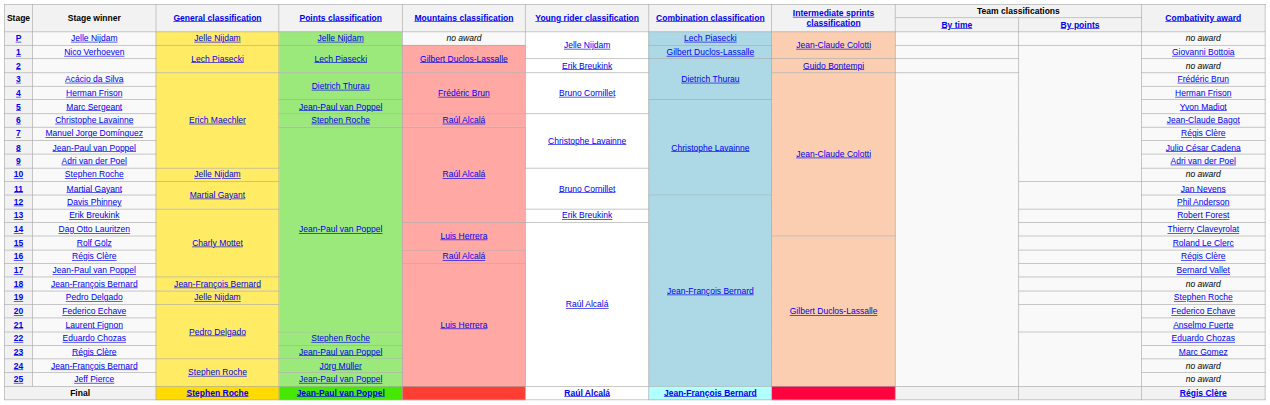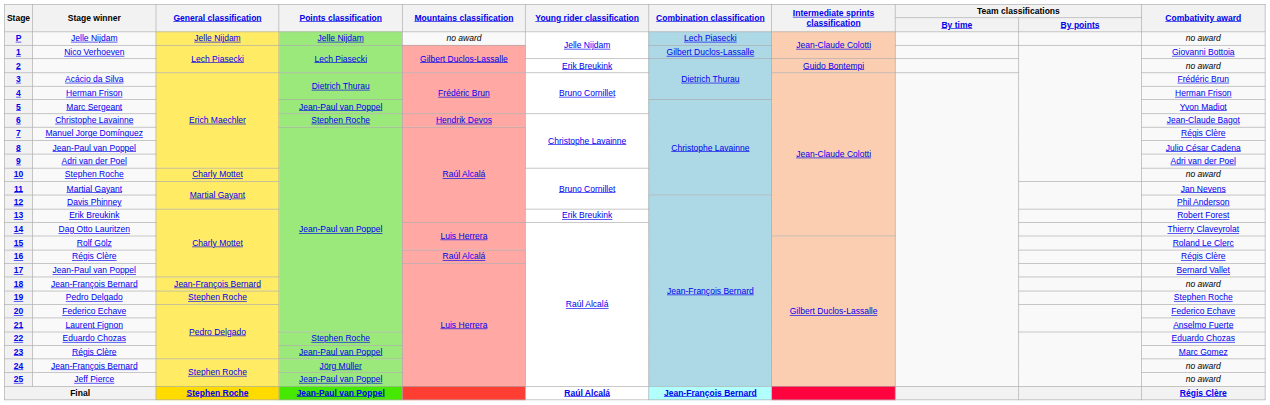(464, 121) Raúl Alcalá -> (464, 121) Hendrik Devos
(217, 175) Jelle Nijdam -> (217, 175) Charly Mottet
(217, 298) Jelle Nijdam -> (217, 298) Stephen Roche
